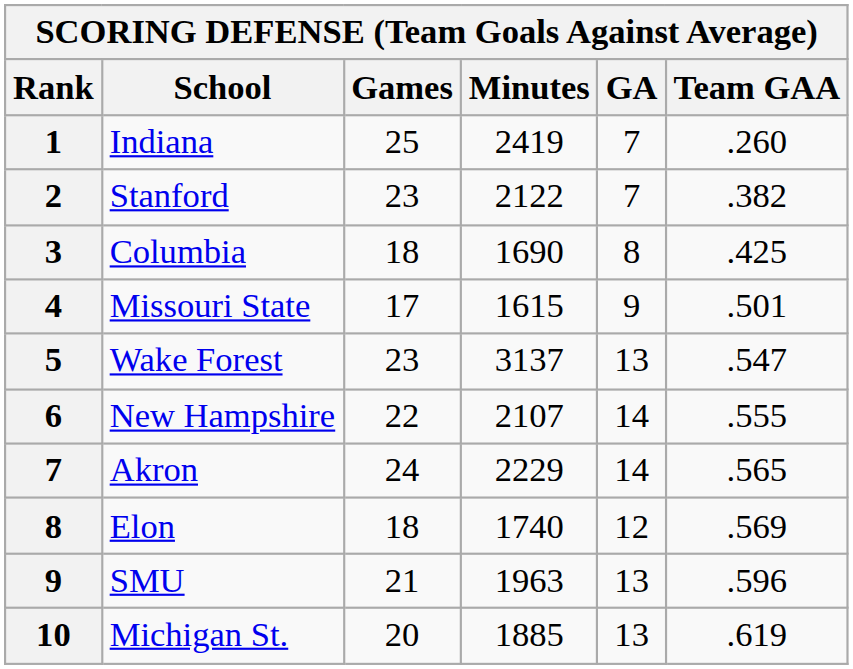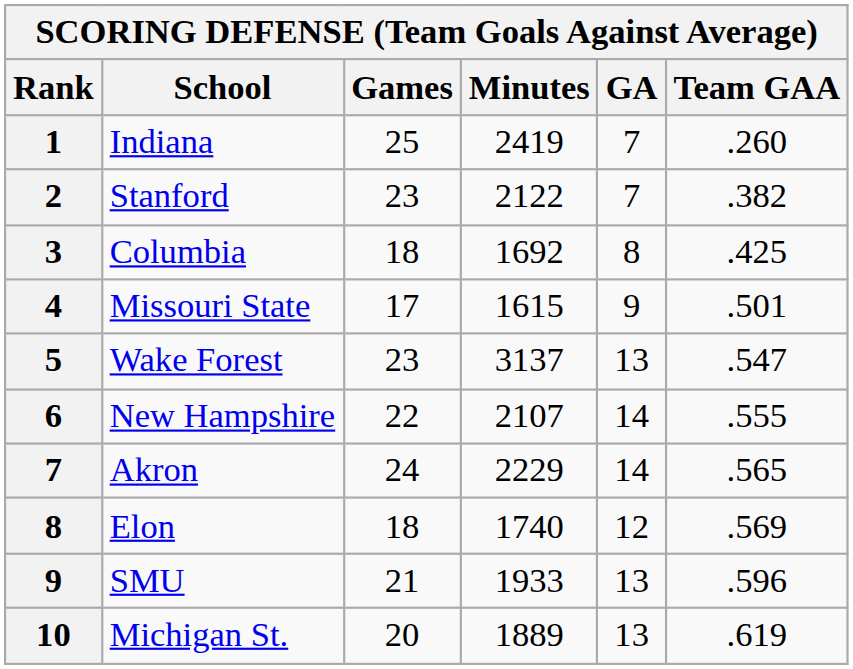(529, 251) 1690 -> (529, 251) 1692
(529, 580) 1963 -> (529, 580) 1933
(529, 634) 1885 -> (529, 634) 1889
